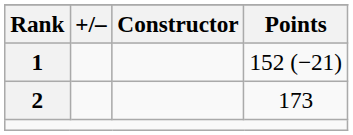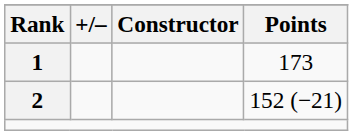(296, 62) 152 (−21) -> (296, 62) 173
(296, 100) 173 -> (296, 100) 152 (−21)
